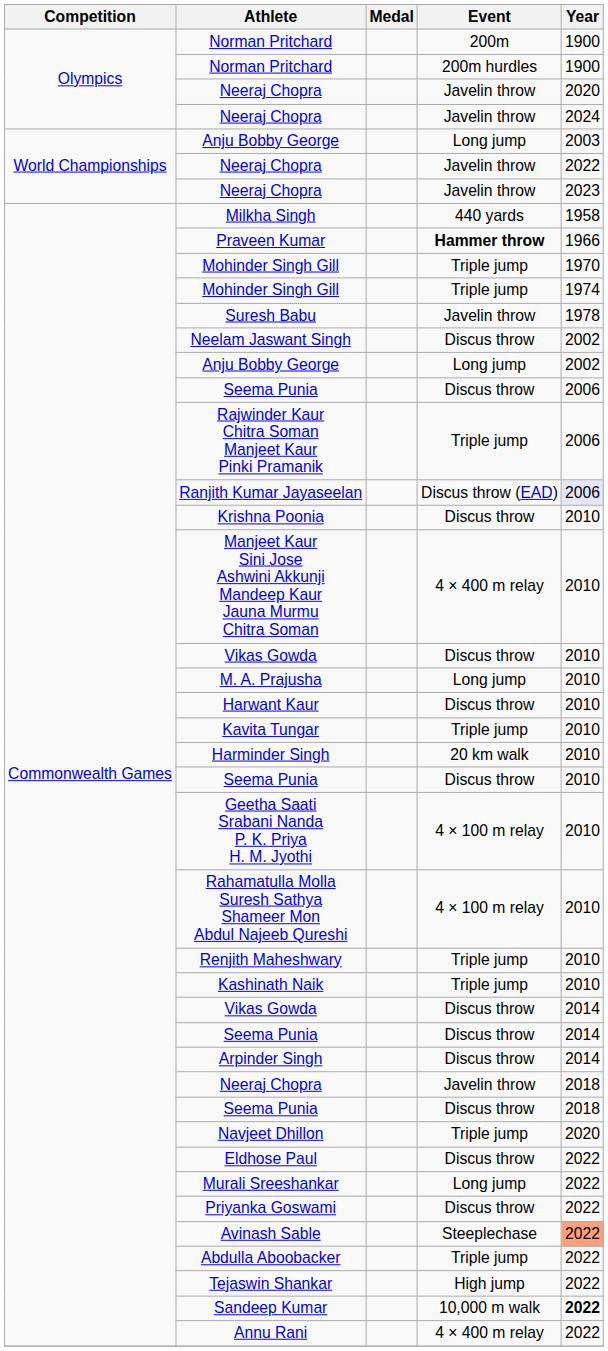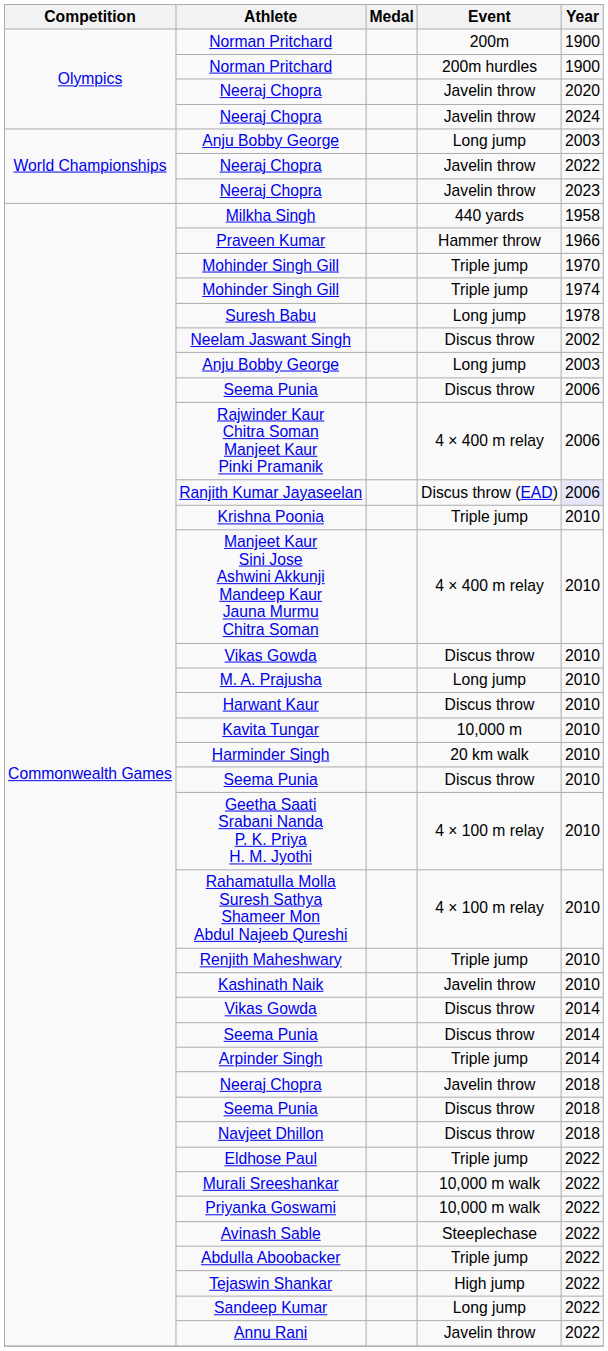(489, 240) bold -> (489, 240) normal
(489, 315) Javelin throw -> (489, 315) Long jump
(583, 365) 2002 -> (583, 365) 2003
(489, 441) Triple jump -> (489, 441) 4 × 400 m relay
(489, 517) Discus throw -> (489, 517) Triple jump
(489, 730) Triple jump -> (489, 730) 10,000 m
(489, 985) Triple jump -> (489, 985) Javelin throw
(489, 1059) Discus throw -> (489, 1059) Triple jump
(489, 1134) Triple jump -> (489, 1134) Discus throw
(583, 1134) 2020 -> (583, 1134) 2018
(489, 1159) Discus throw -> (489, 1159) Triple jump
(489, 1183) Long jump -> (489, 1183) 10,000 m walk
(489, 1208) Discus throw -> (489, 1208) 10,000 m walk
(583, 1233) lightsalmon background -> (583, 1233) no background
(489, 1308) 10,000 m walk -> (489, 1308) Long jump
(583, 1308) bold -> (583, 1308) normal
(489, 1333) 4 × 400 m relay -> (489, 1333) Javelin throw
